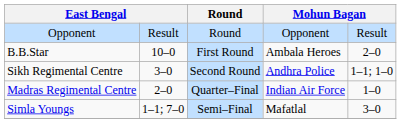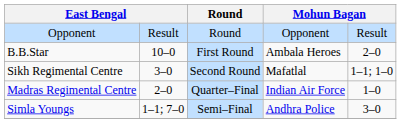(300, 71) Andhra Police -> (286, 71) Mafatlal
(286, 109) Mafatlal -> (300, 109) Andhra Police
